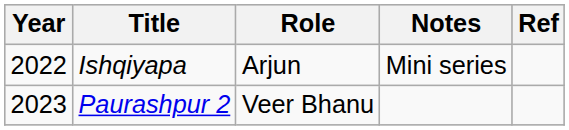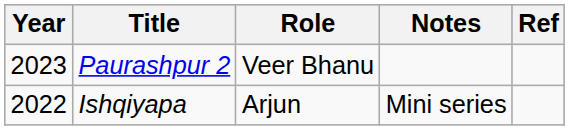rows swapped: (133, 64) <-> (154, 104)
